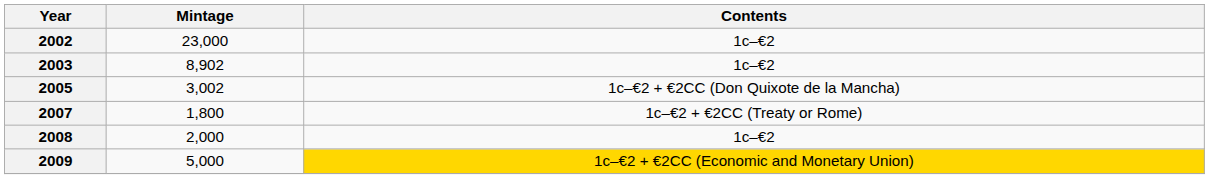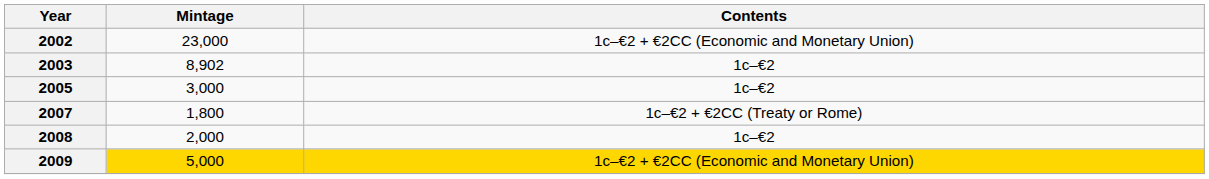(754, 40) 1c–€2 -> (754, 40) 1c–€2 + €2CC (Economic and Monetary Union)
(205, 88) 3,002 -> (205, 88) 3,000
(754, 88) 1c–€2 + €2CC (Don Quixote de la Mancha) -> (754, 88) 1c–€2
(205, 161) no background -> (205, 161) gold background
